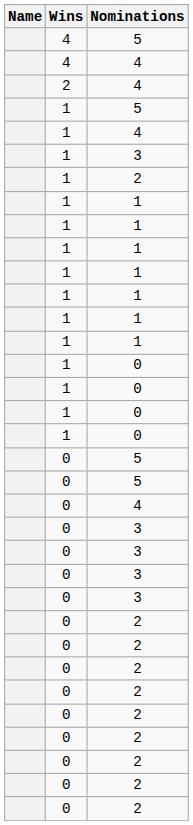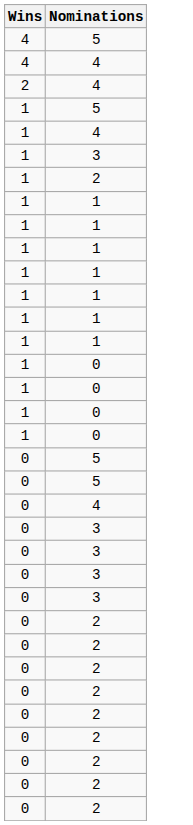- column: (25, 16)
